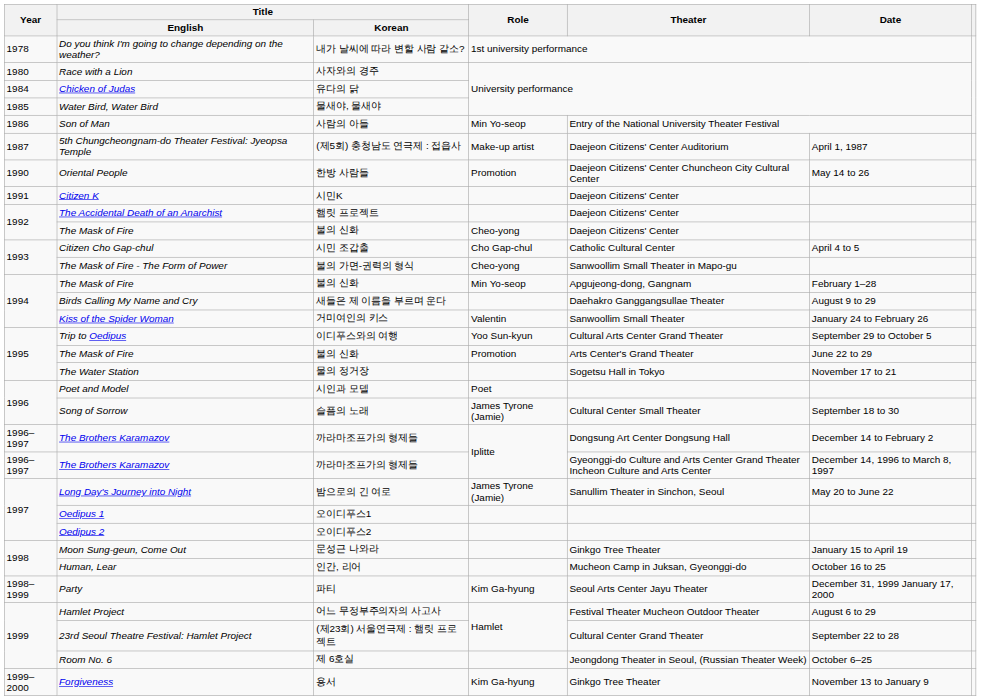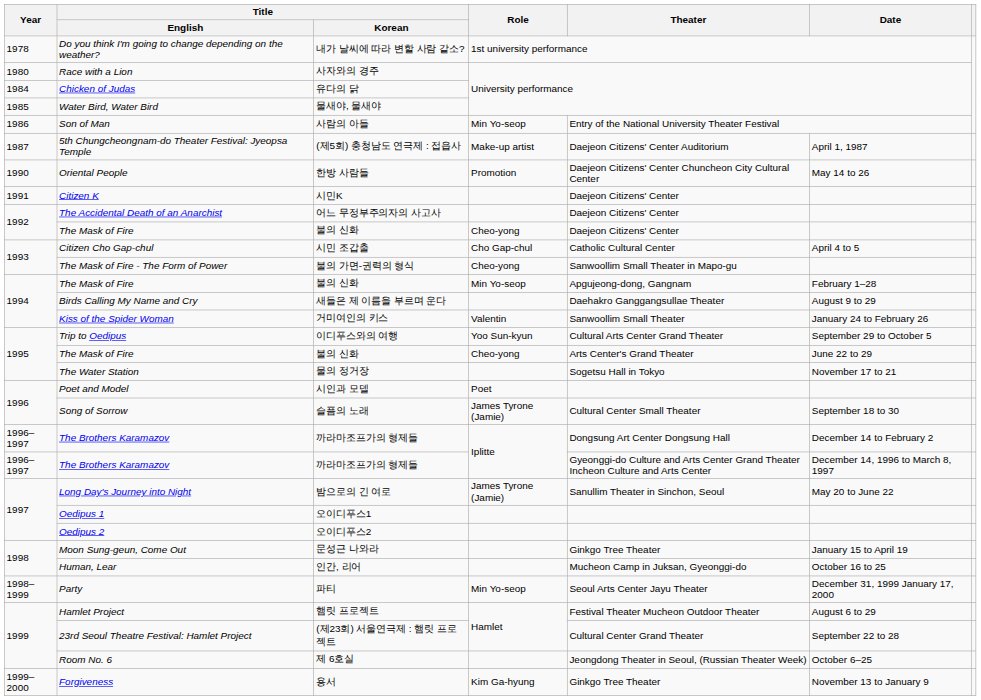(347, 213) 햄릿 프로젝트 -> (378, 213) 어느 무정부주의자의 사고사
(494, 354) Promotion -> (495, 354) Cheo-yong
(503, 589) Kim Ga-hyung -> (498, 589) Min Yo-seop
(378, 611) 어느 무정부주의자의 사고사 -> (347, 611) 햄릿 프로젝트
